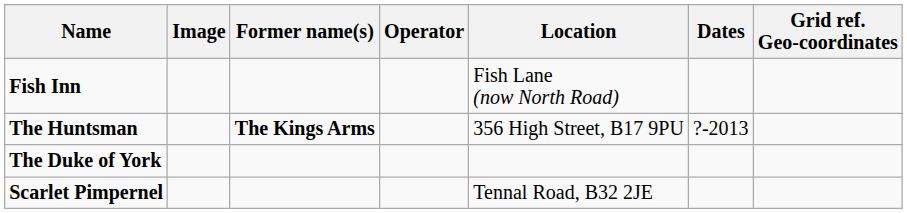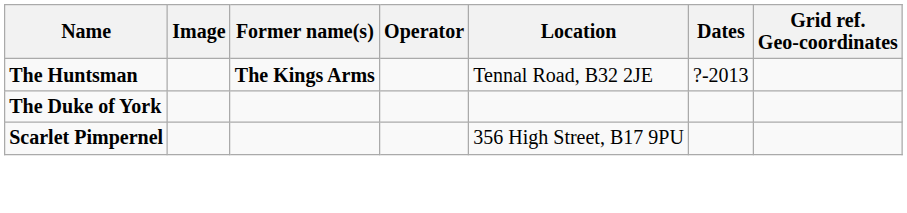- row: (45, 85)
(579, 128) 356 High Street, B17 9PU -> (563, 74) Tennal Road, B32 2JE
(563, 192) Tennal Road, B32 2JE -> (579, 138) 356 High Street, B17 9PU
